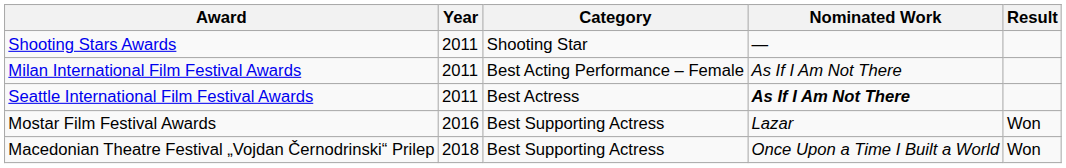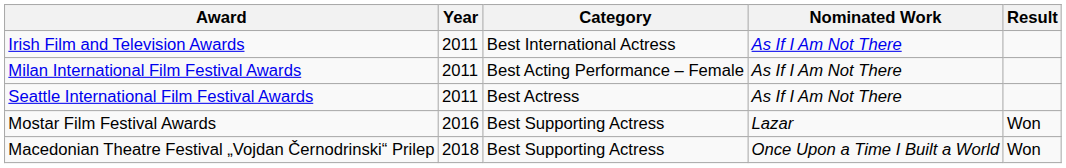- row: (92, 44)
+ row: (126, 44)
(831, 96) bold -> (827, 96) normal
